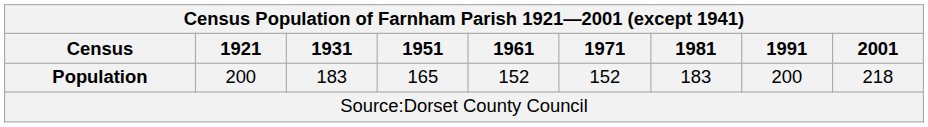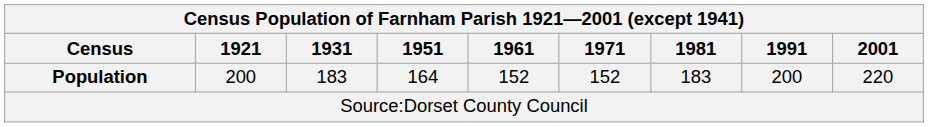(423, 77) 165 -> (423, 77) 164
(878, 77) 218 -> (878, 77) 220
